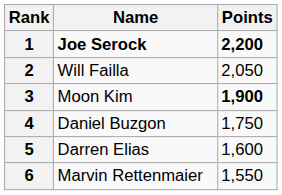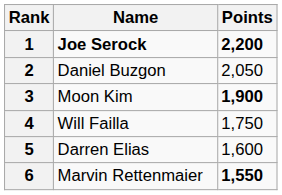(93, 70) Will Failla -> (112, 70) Daniel Buzgon
(112, 123) Daniel Buzgon -> (93, 123) Will Failla
(242, 176) normal -> (242, 176) bold
